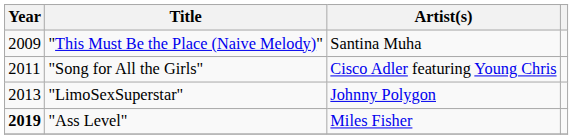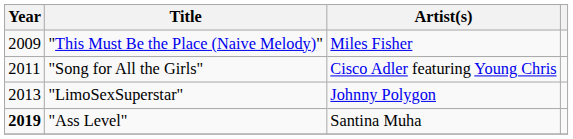(376, 43) Santina Muha -> (371, 43) Miles Fisher
(371, 120) Miles Fisher -> (376, 120) Santina Muha
